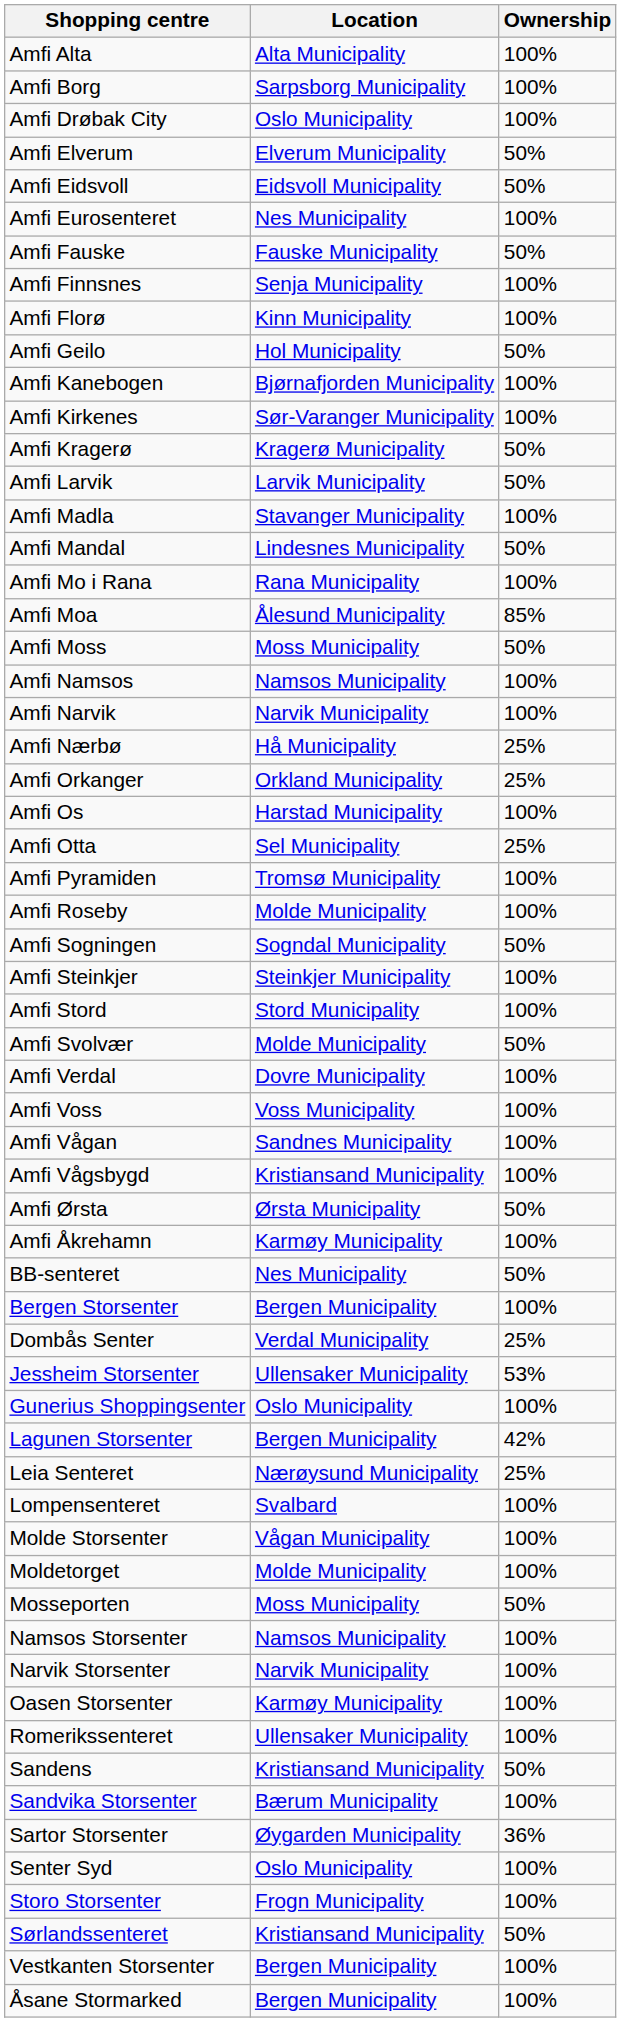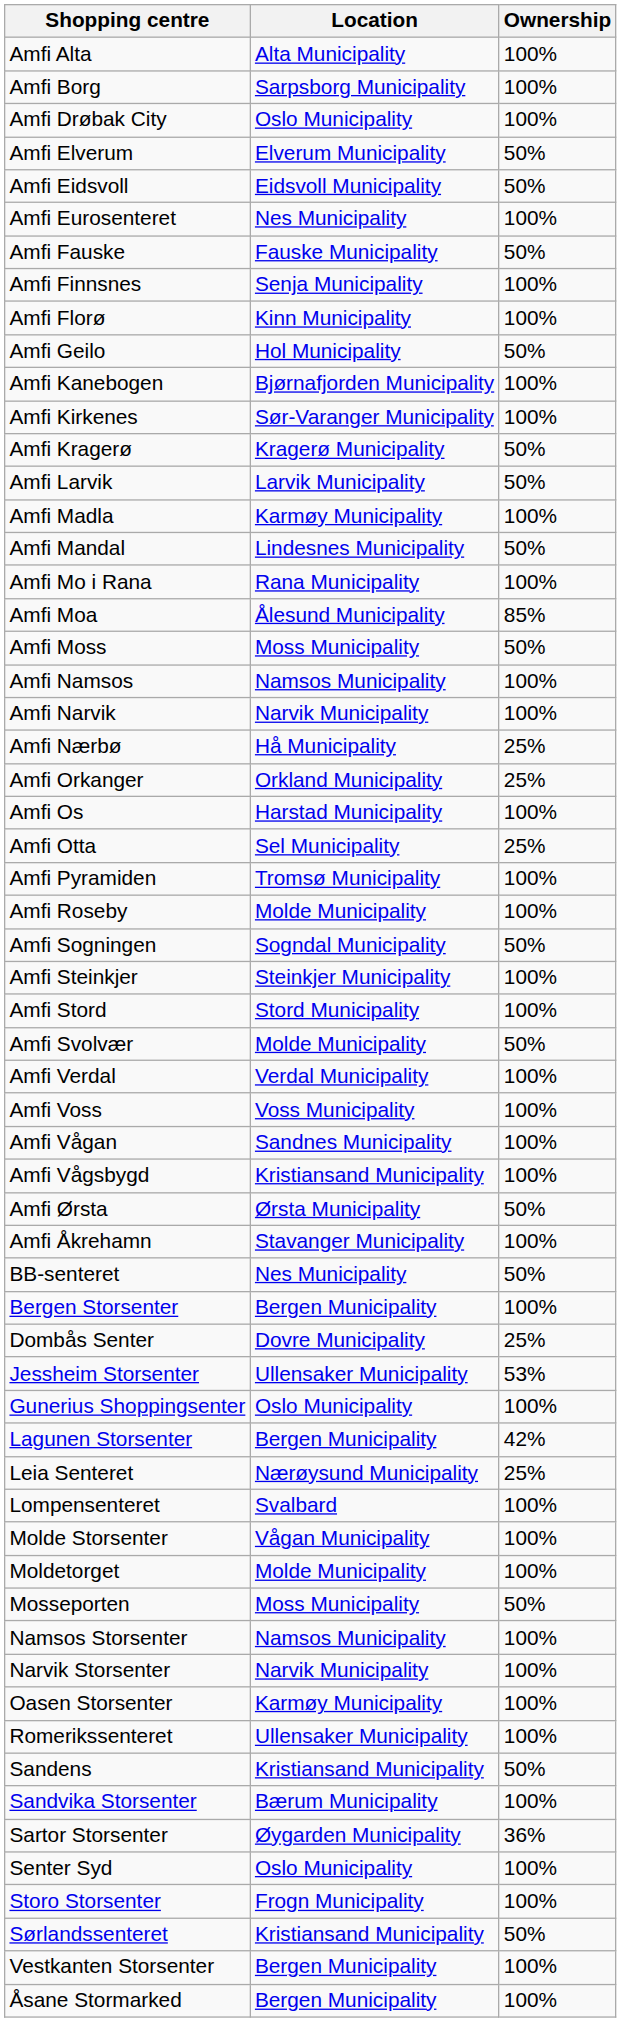(360, 515) Stavanger Municipality -> (349, 515) Karmøy Municipality
(340, 1076) Dovre Municipality -> (342, 1076) Verdal Municipality
(349, 1241) Karmøy Municipality -> (360, 1241) Stavanger Municipality
(342, 1340) Verdal Municipality -> (340, 1340) Dovre Municipality
